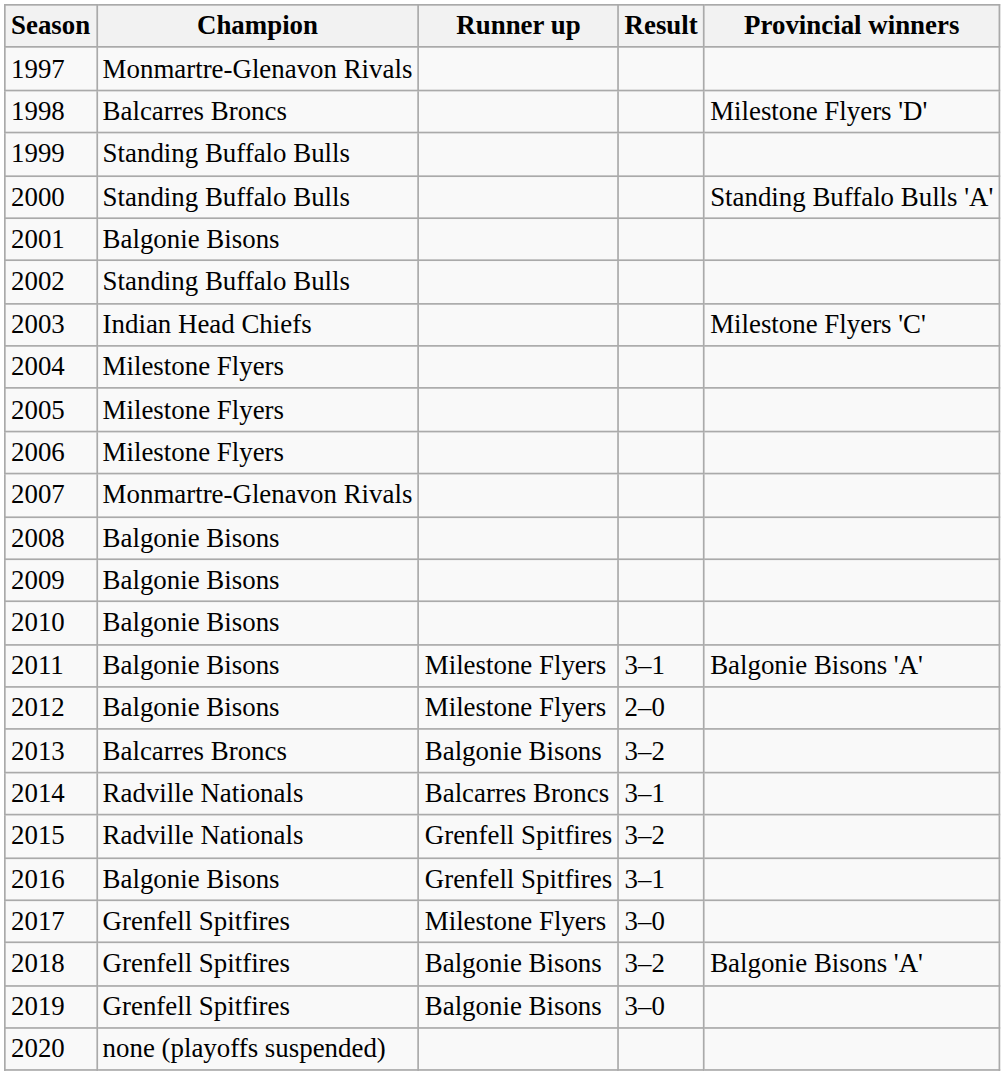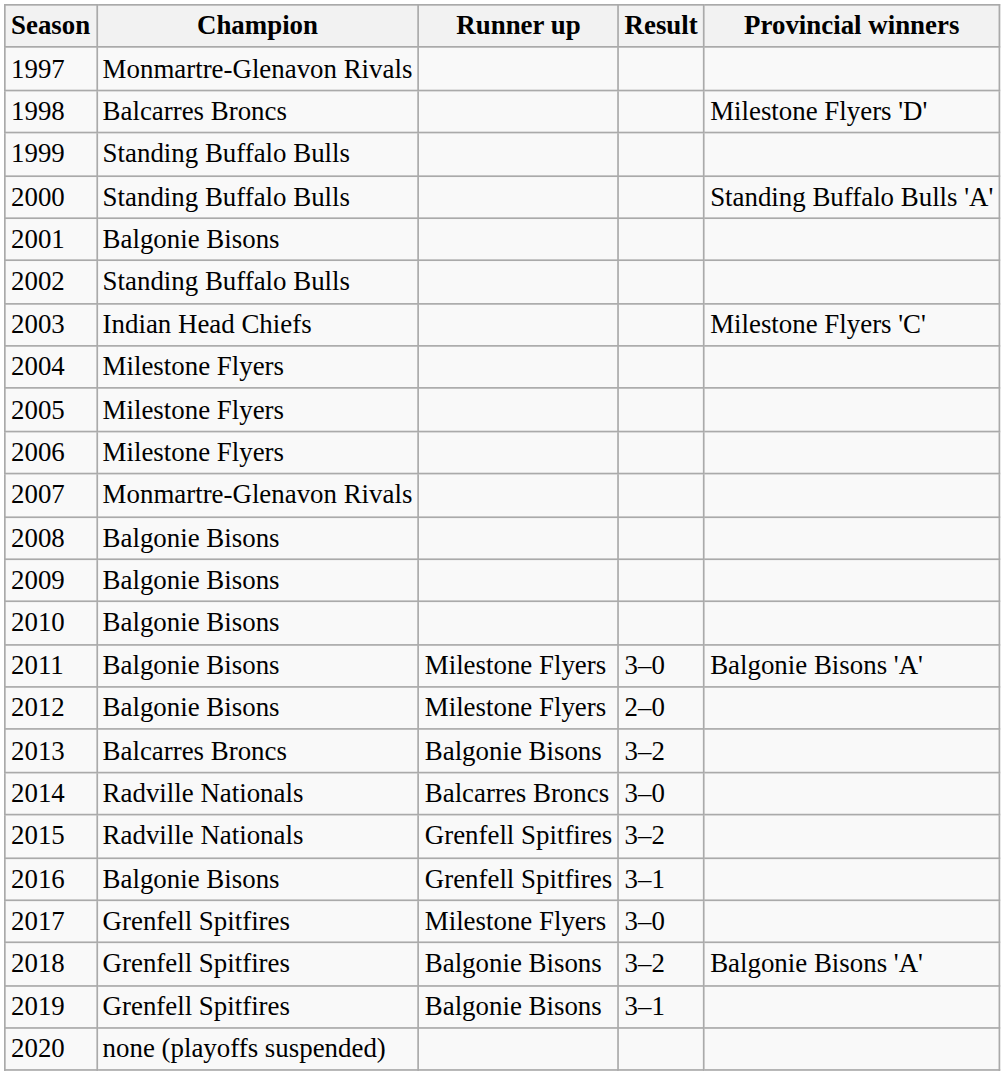(645, 665) 3–1 -> (645, 665) 3–0
(645, 793) 3–1 -> (645, 793) 3–0
(645, 1006) 3–0 -> (645, 1006) 3–1
